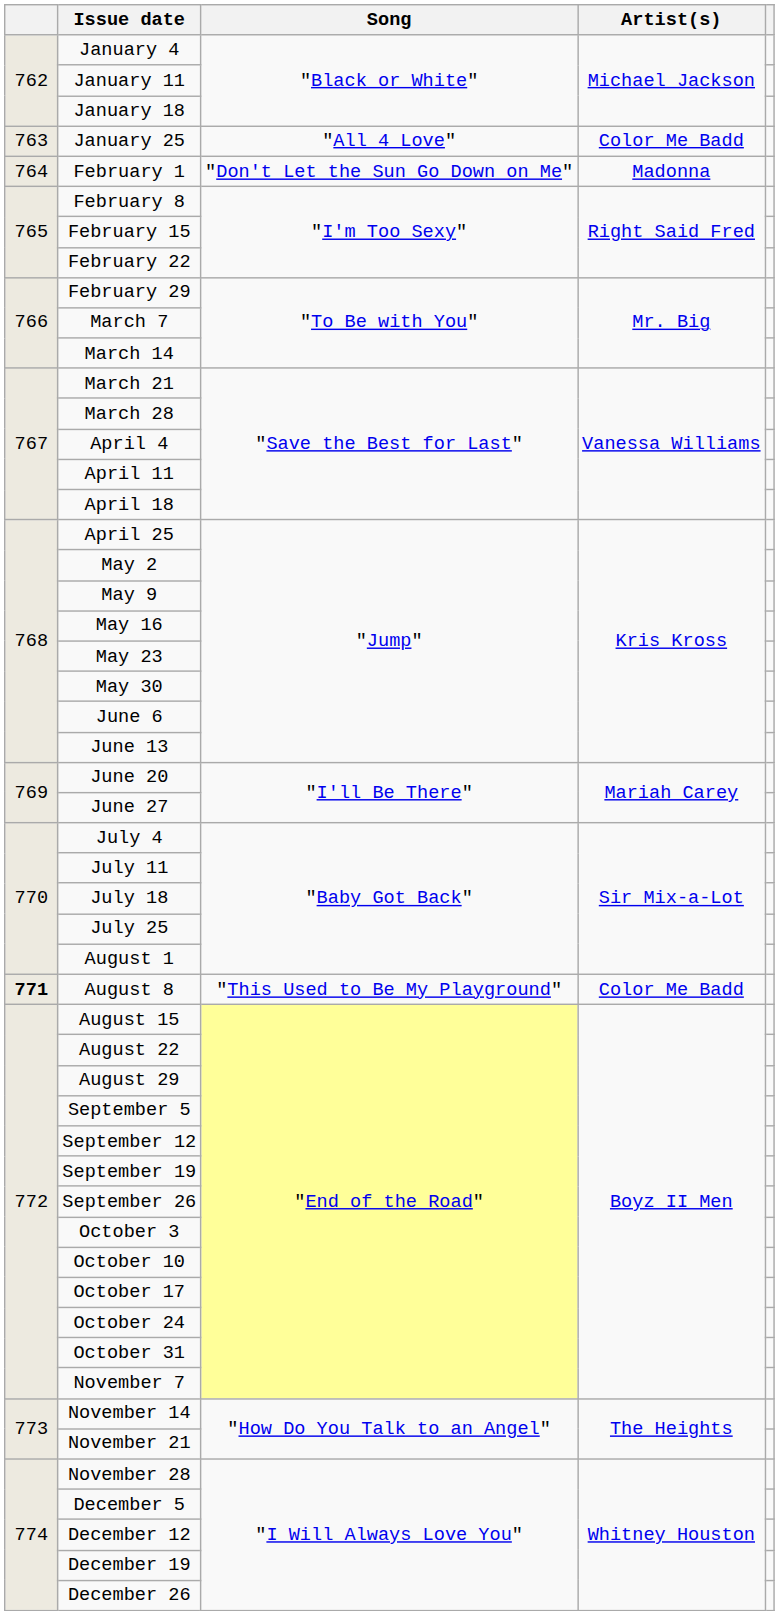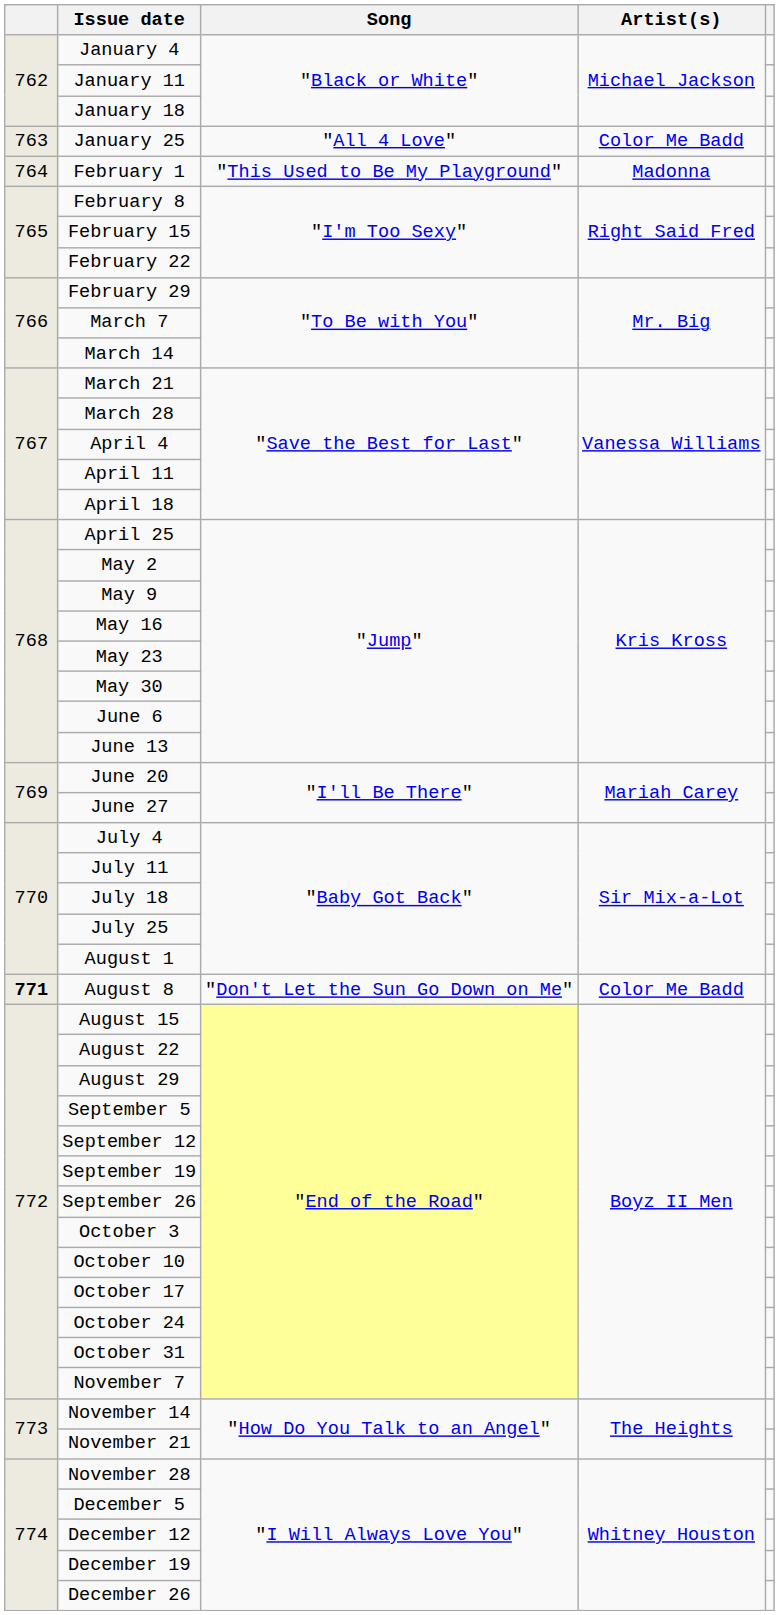(389, 171) "Don't Let the Sun Go Down on Me" -> (389, 171) "This Used to Be My Playground"
(389, 989) "This Used to Be My Playground" -> (389, 989) "Don't Let the Sun Go Down on Me"
